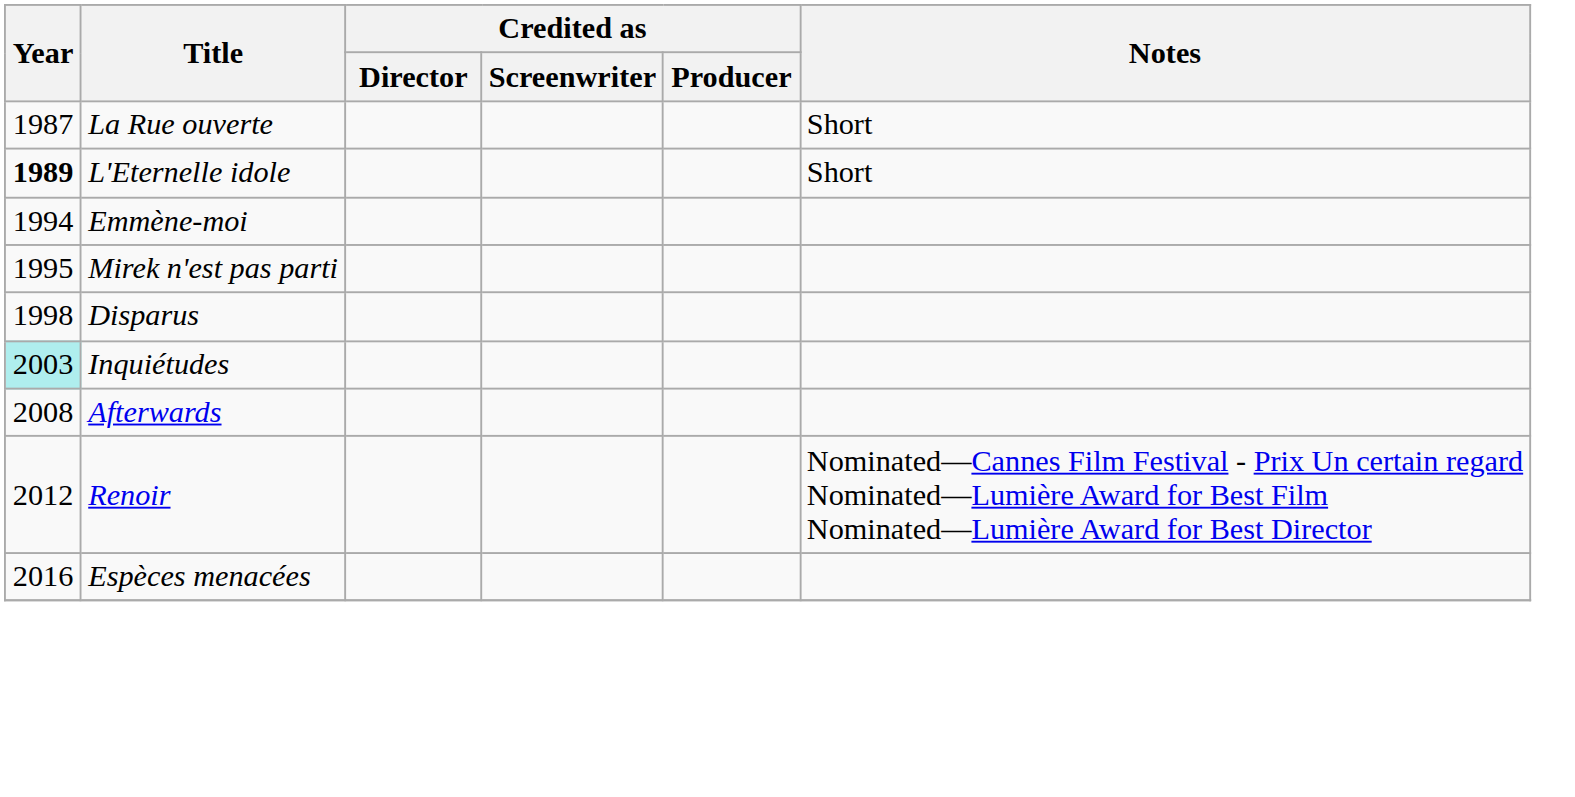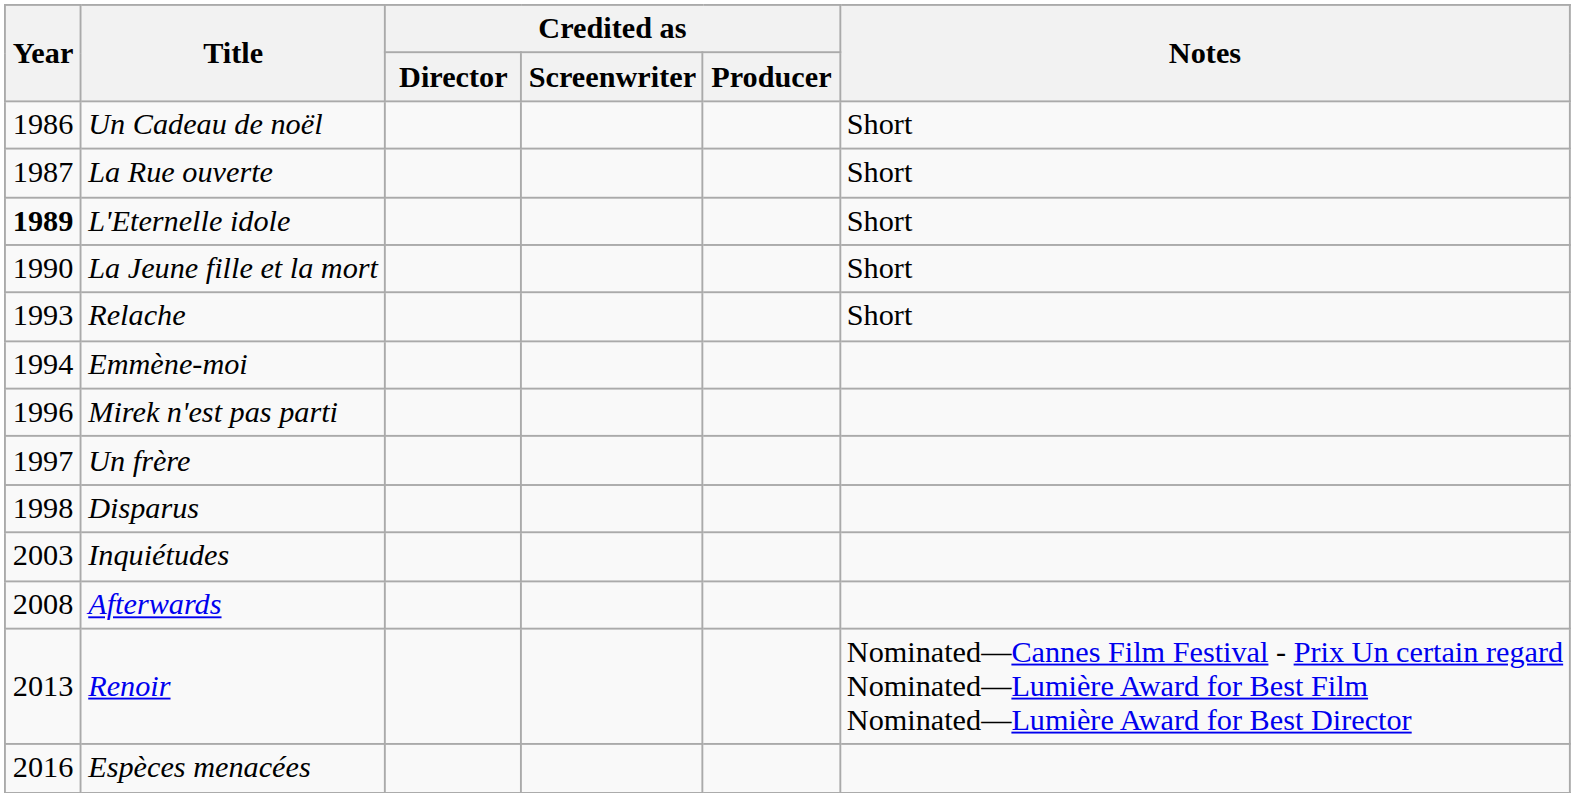+ row: (205, 124)
+ row: (233, 268)
+ row: (137, 316)
(43, 268) 1995 -> (43, 412) 1996
+ row: (139, 460)
(43, 364) paleturquoise background -> (43, 556) no background
(43, 494) 2012 -> (43, 685) 2013
